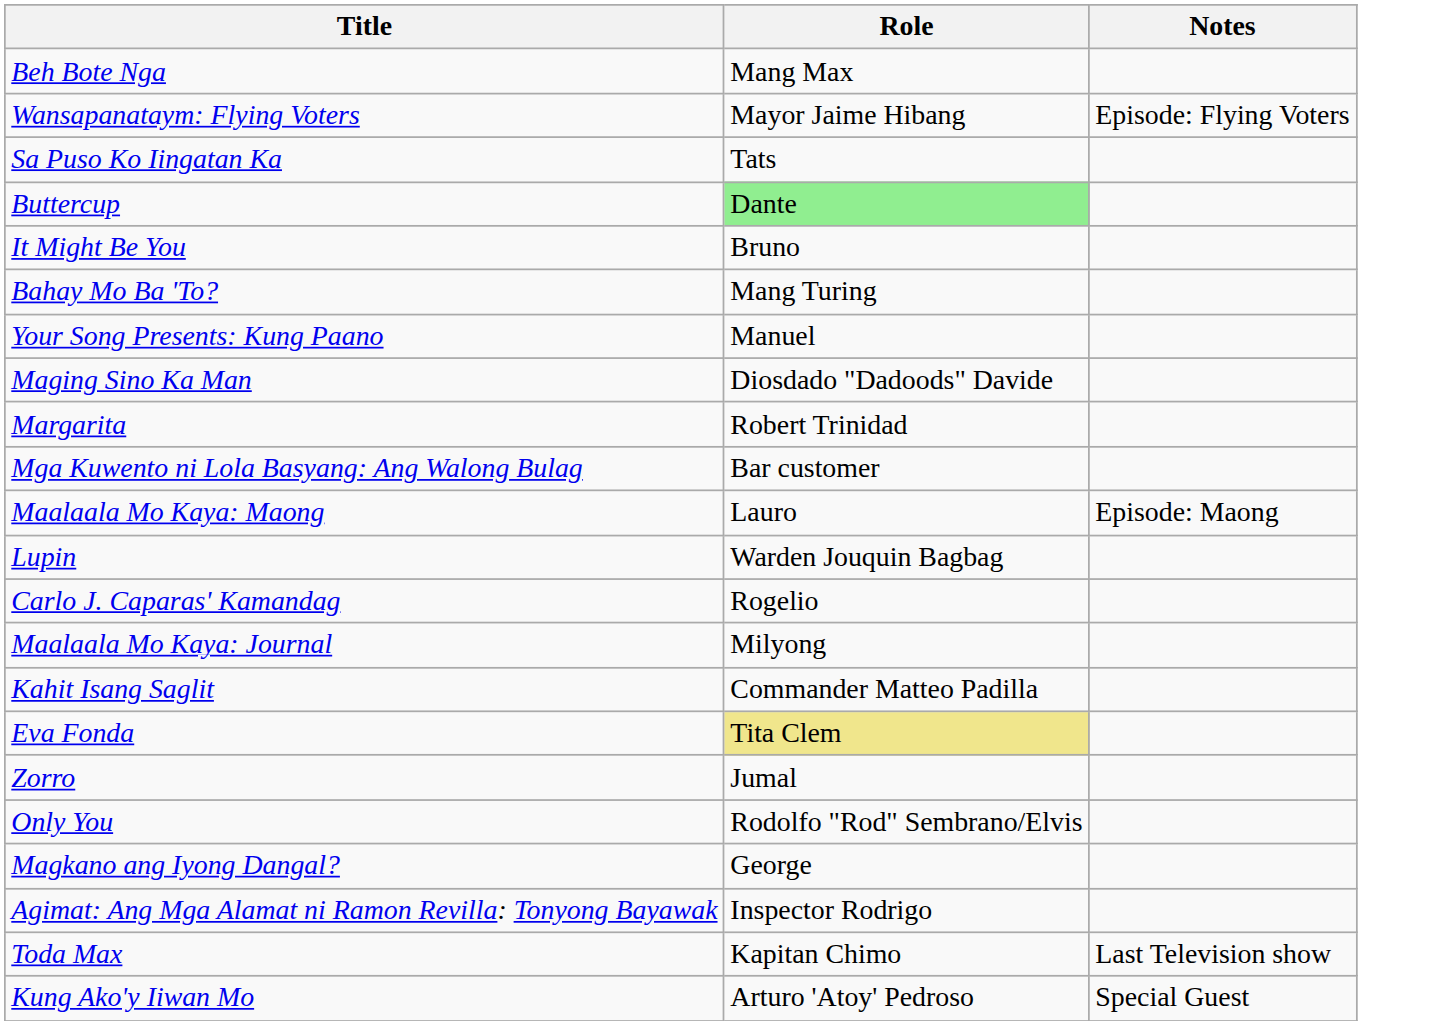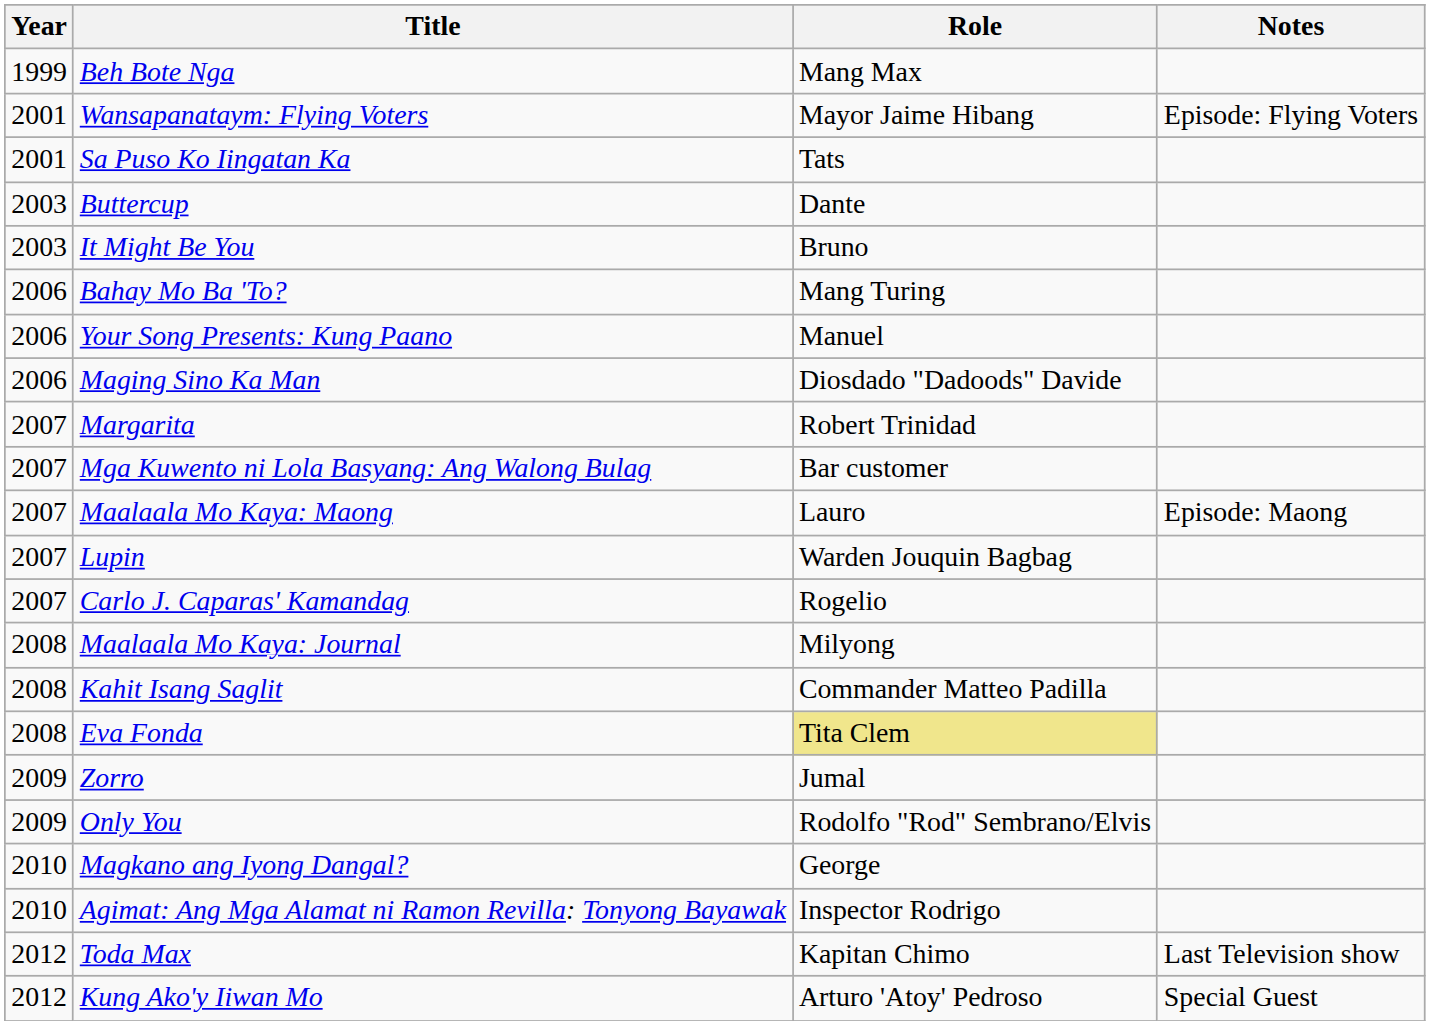+ column: (39, 26)
(764, 203) lightgreen background -> (832, 203) no background
